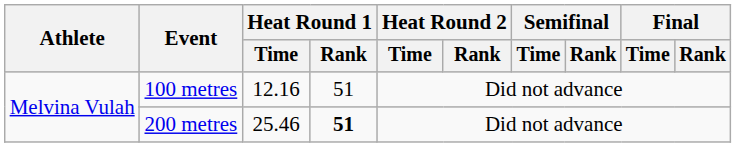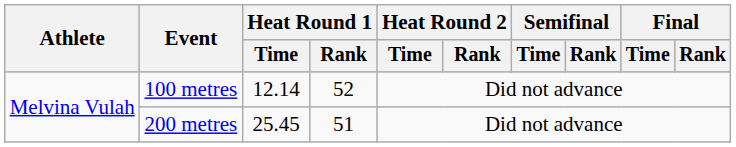(276, 89) 12.16 -> (276, 89) 12.14
(344, 89) 51 -> (344, 89) 52
(276, 124) 25.46 -> (276, 124) 25.45
(344, 124) bold -> (344, 124) normal
